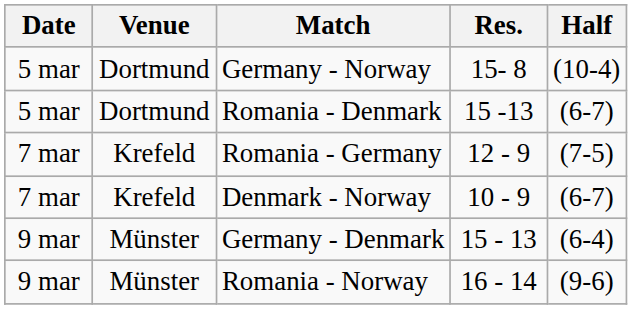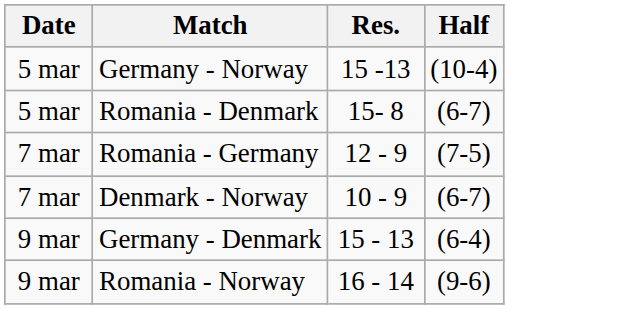- column: (154, 25)
(499, 68) 15- 8 -> (376, 68) 15 -13
(499, 111) 15 -13 -> (376, 111) 15- 8
